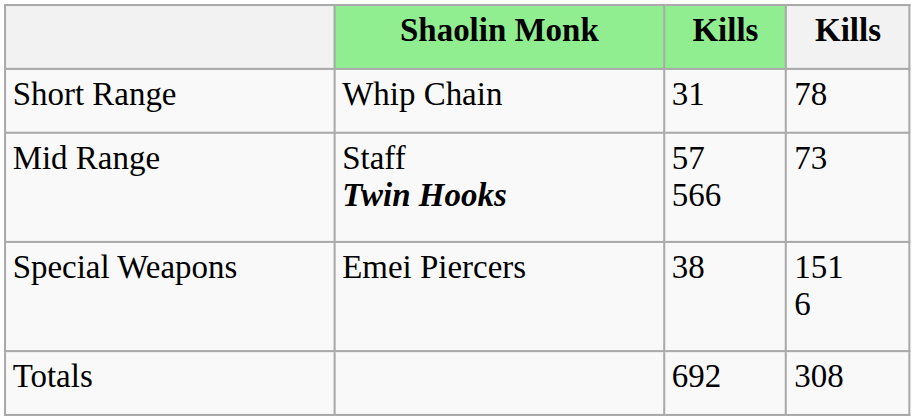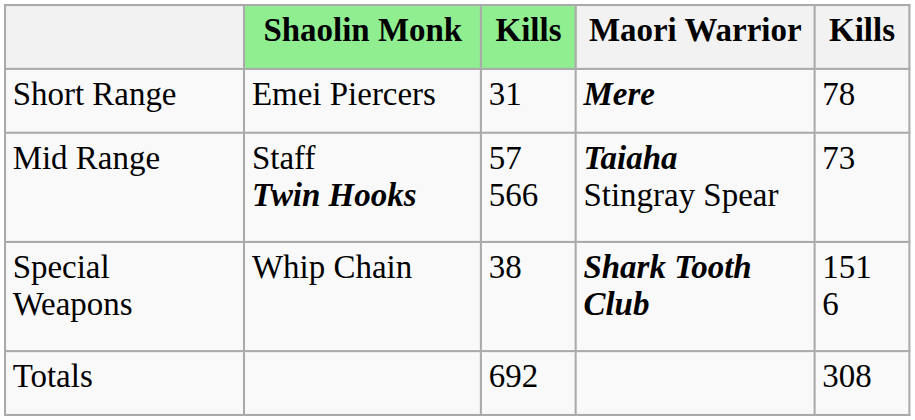+ column: (695, 30)
(422, 94) Whip Chain -> (344, 94) Emei Piercers
(434, 267) Emei Piercers -> (332, 267) Whip Chain
